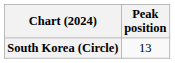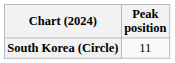(145, 48) 13 -> (145, 48) 11
